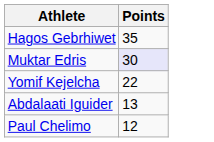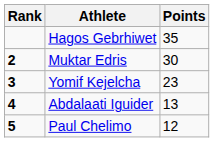+ column: (25, 16)
(130, 60) lavender background -> (171, 60) no background
(130, 82) 22 -> (171, 82) 23
